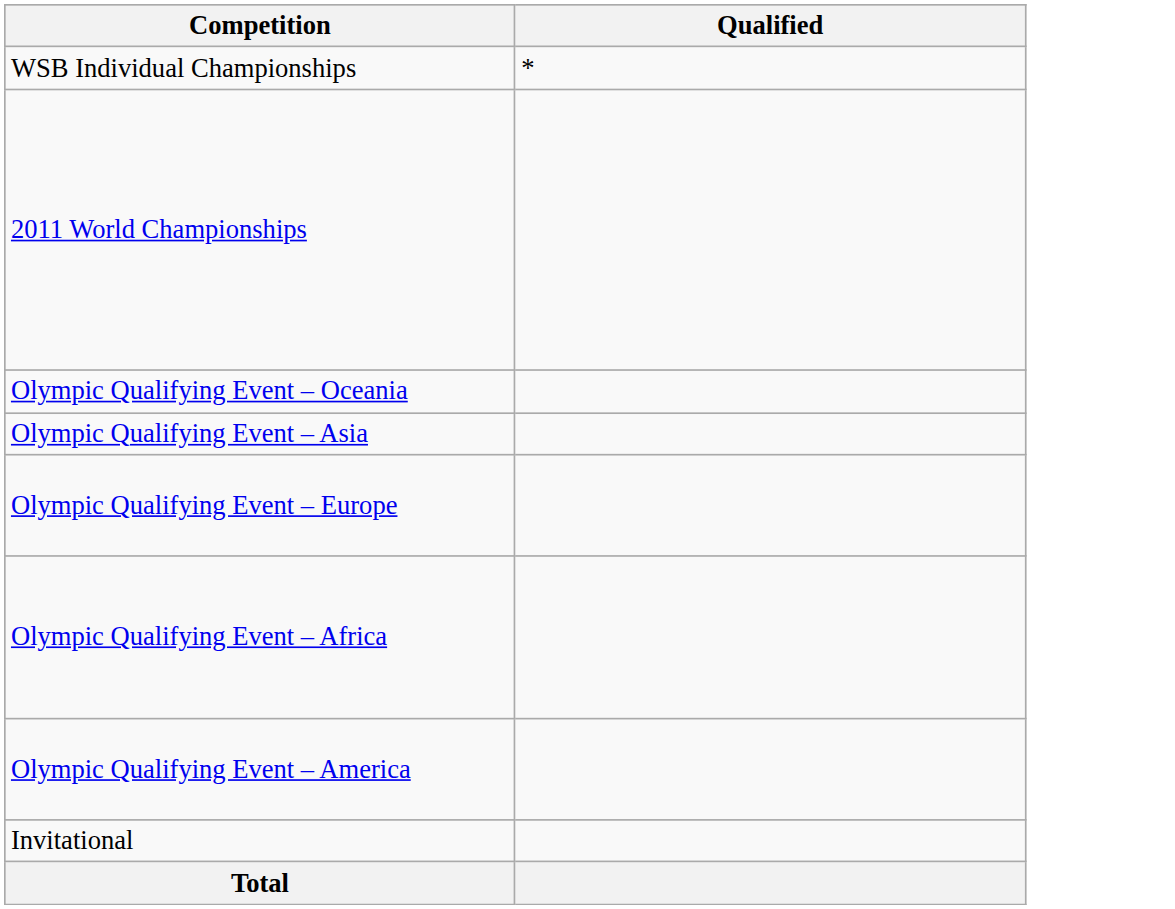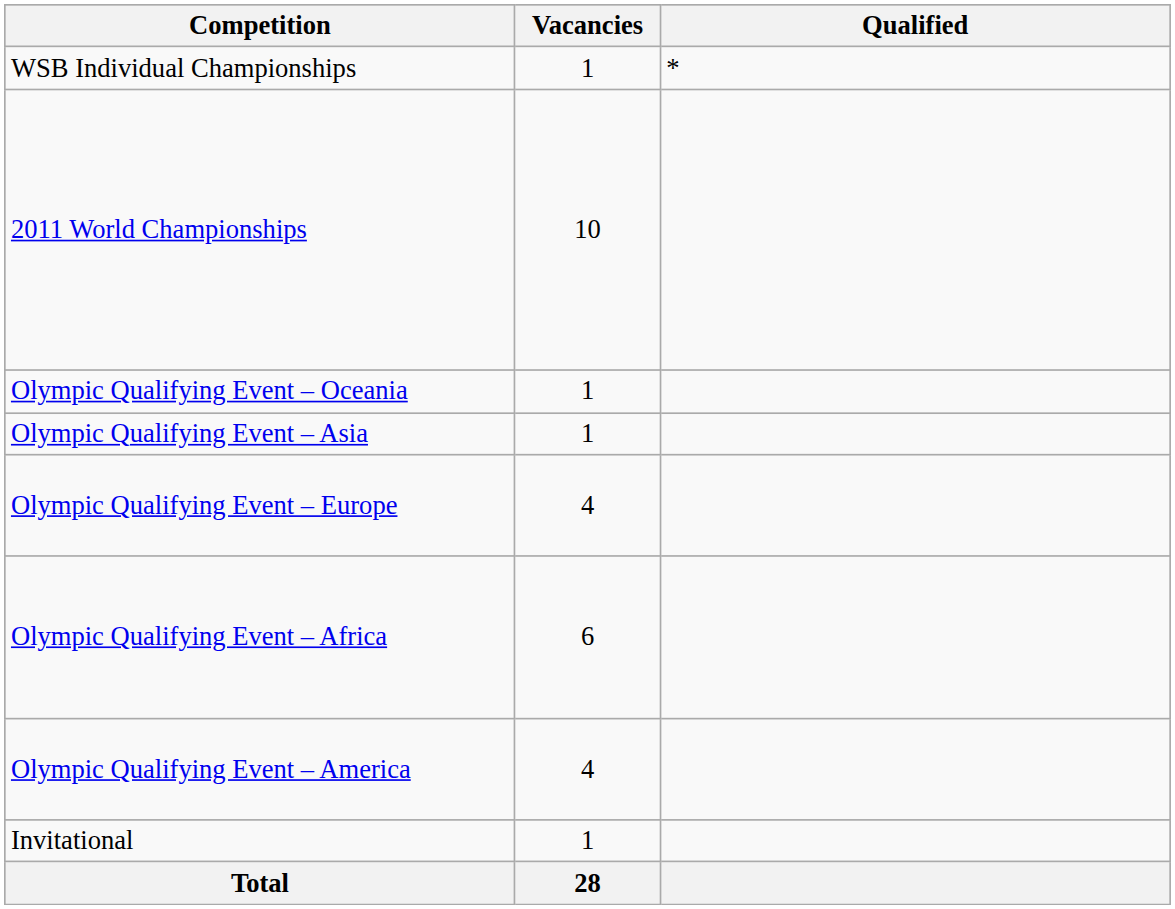+ column: (588, 25)
